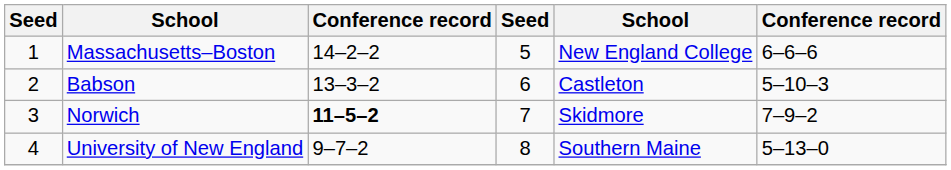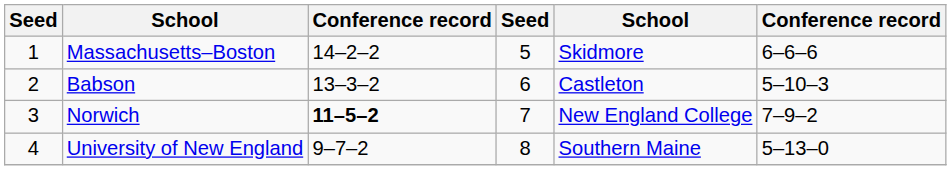(655, 52) New England College -> (601, 52) Skidmore
(601, 116) Skidmore -> (655, 116) New England College
